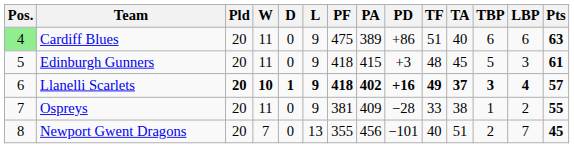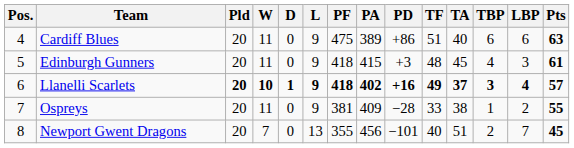(21, 39) lightgreen background -> (21, 39) no background
(490, 62) 5 -> (490, 62) 4
